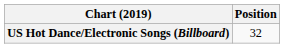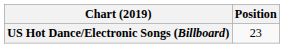(256, 33) 32 -> (256, 33) 23
